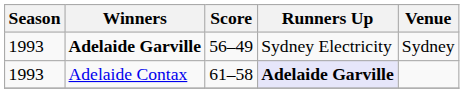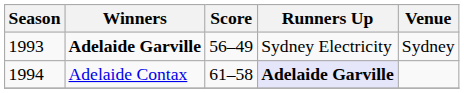(26, 74) 1993 -> (26, 74) 1994
